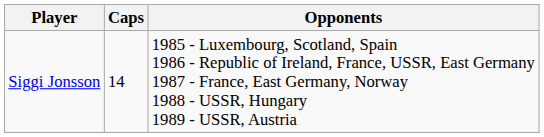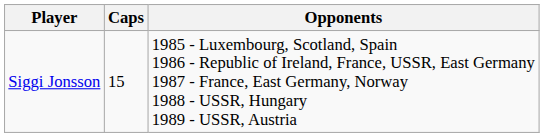(116, 81) 14 -> (116, 81) 15
